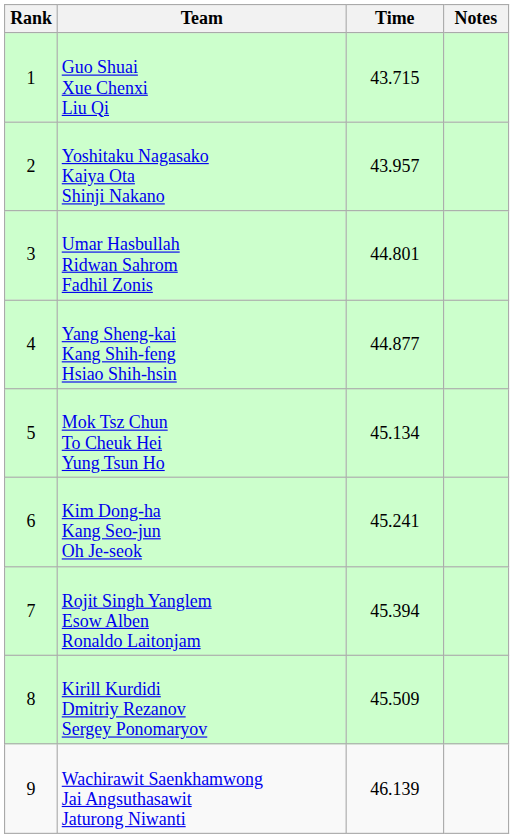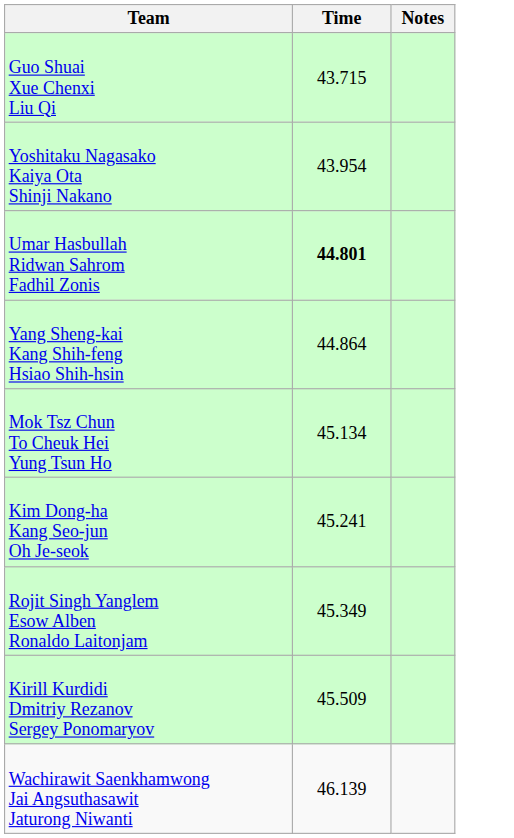- column: (31, 18)
(395, 166) 43.957 -> (342, 166) 43.954
(395, 255) normal -> (342, 255) bold
(395, 344) 44.877 -> (342, 344) 44.864
(395, 610) 45.394 -> (342, 610) 45.349
